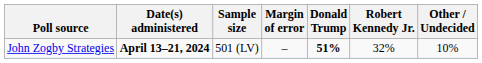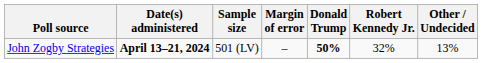(329, 48) 51% -> (329, 48) 50%
(448, 48) 10% -> (448, 48) 13%
